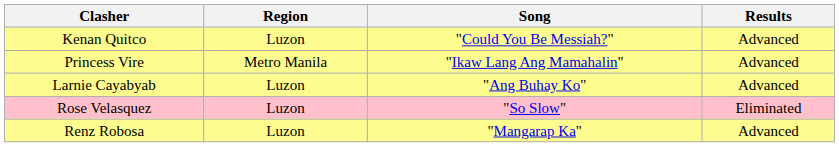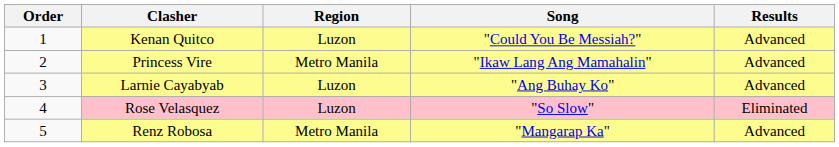+ column: (43, 16)
(286, 130) Luzon -> (337, 130) Metro Manila
